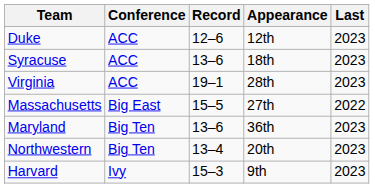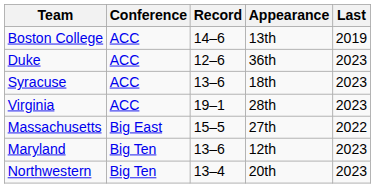+ row: (55, 37)
(261, 37) 12th -> (262, 60) 36th
(261, 127) 36th -> (262, 149) 12th
- row: (33, 171)
